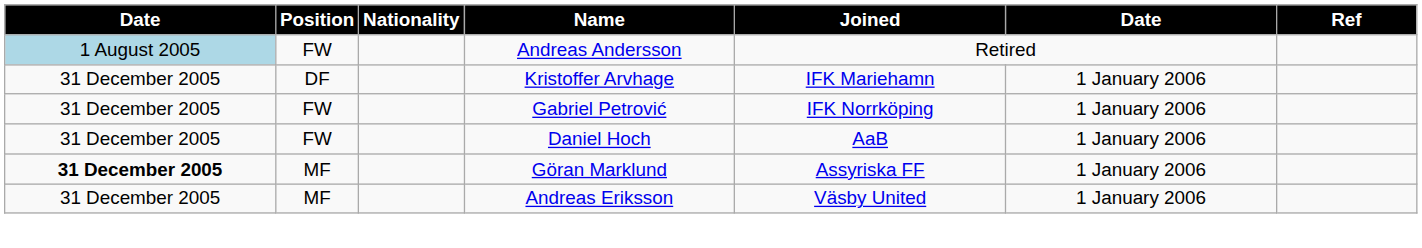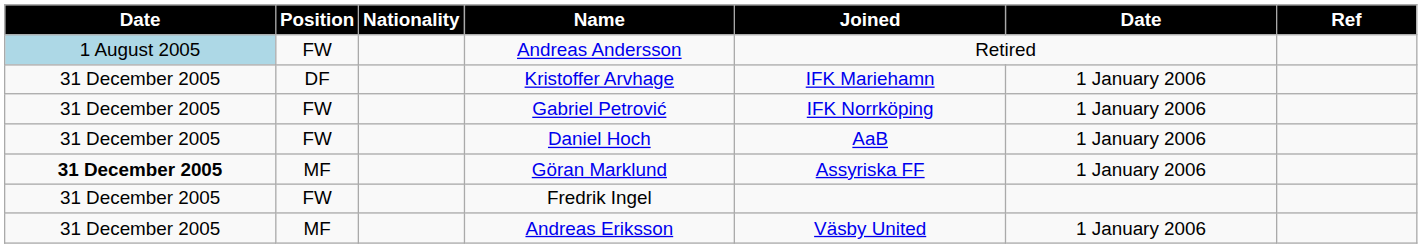+ row: (599, 199)
